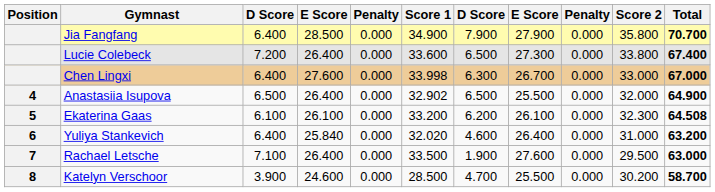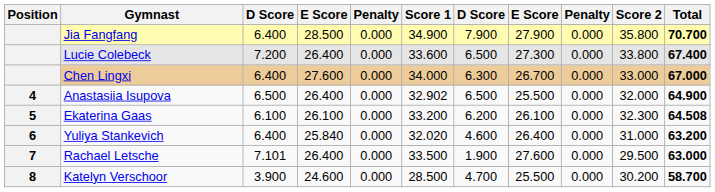(428, 75) 33.998 -> (428, 75) 34.000
(270, 156) 7.100 -> (270, 156) 7.101
